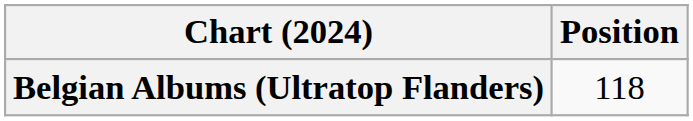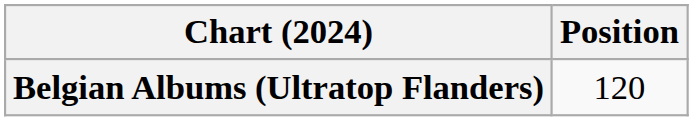(619, 86) 118 -> (619, 86) 120
